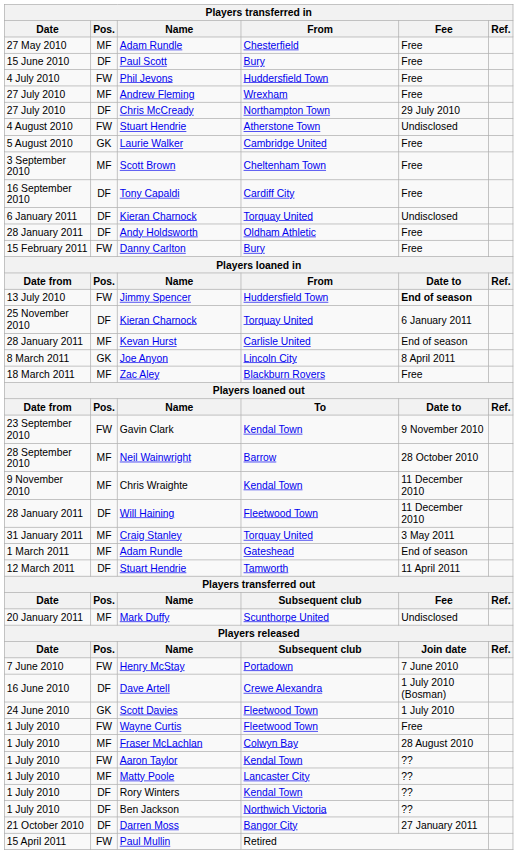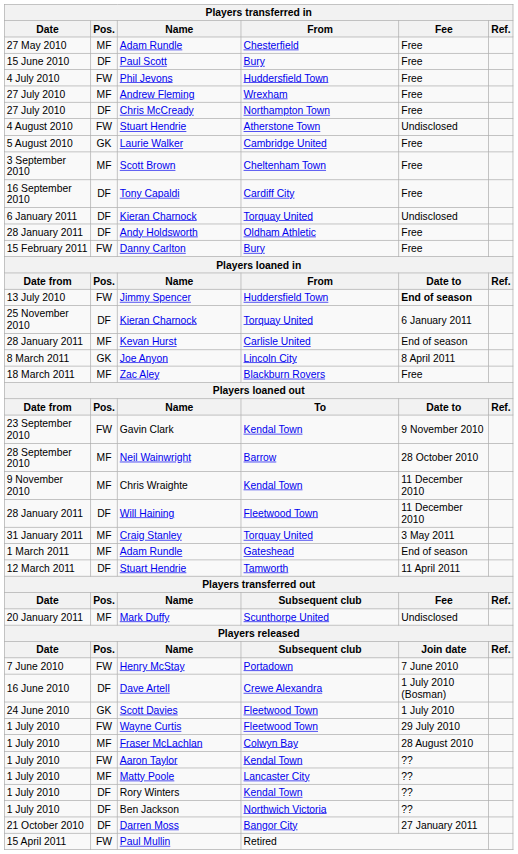(431, 111) 29 July 2010 -> (412, 111) Free
(412, 727) Free -> (431, 727) 29 July 2010
